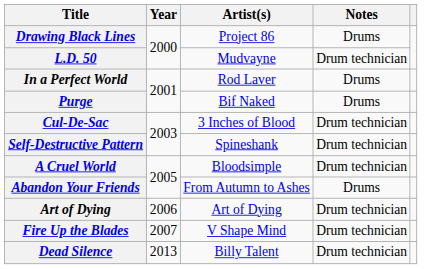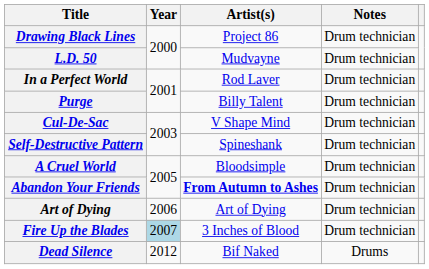(362, 36) Drums -> (370, 36) Drum technician
(362, 79) Drums -> (370, 79) Drum technician
(247, 101) Bif Naked -> (251, 101) Billy Talent
(362, 101) Drums -> (370, 101) Drum technician
(247, 123) 3 Inches of Blood -> (251, 123) V Shape Mind
(247, 187) normal -> (251, 187) bold
(362, 187) Drums -> (370, 187) Drum technician
(163, 230) no background -> (163, 230) lightblue background
(247, 230) V Shape Mind -> (251, 230) 3 Inches of Blood
(163, 252) 2013 -> (163, 252) 2012
(247, 252) Billy Talent -> (251, 252) Bif Naked
(362, 252) Drum technician -> (370, 252) Drums
